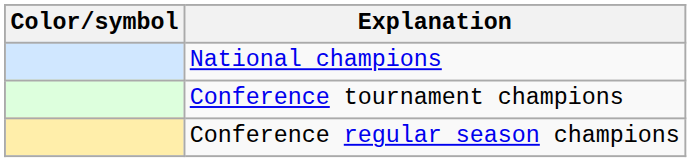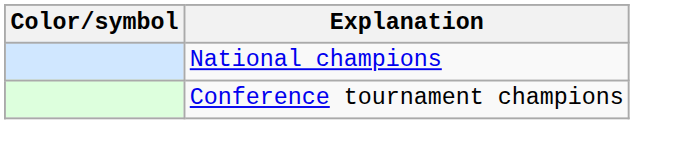- row: (435, 137)
